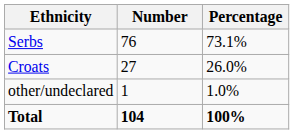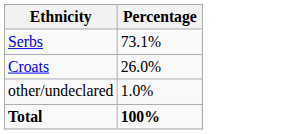- column: (160, 16)
